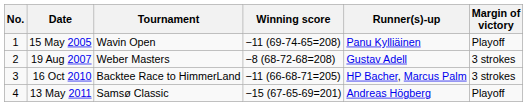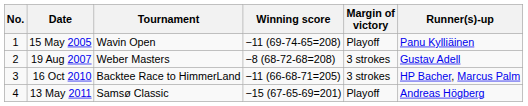columns swapped: (496, 19) <-> (407, 19)
